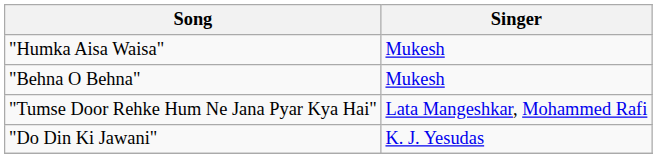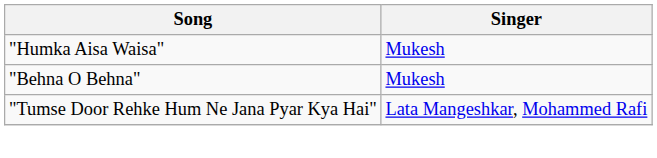- row: (83, 138)
